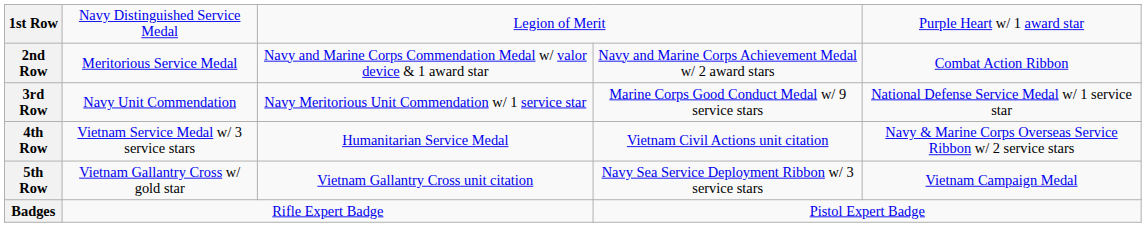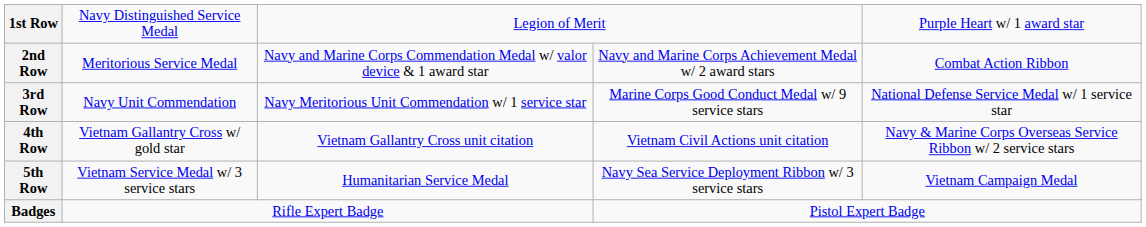(160, 141) Vietnam Service Medal w/ 3 service stars -> (160, 141) Vietnam Gallantry Cross w/ gold star
(425, 141) Humanitarian Service Medal -> (425, 141) Vietnam Gallantry Cross unit citation
(160, 180) Vietnam Gallantry Cross w/ gold star -> (160, 180) Vietnam Service Medal w/ 3 service stars
(425, 180) Vietnam Gallantry Cross unit citation -> (425, 180) Humanitarian Service Medal
